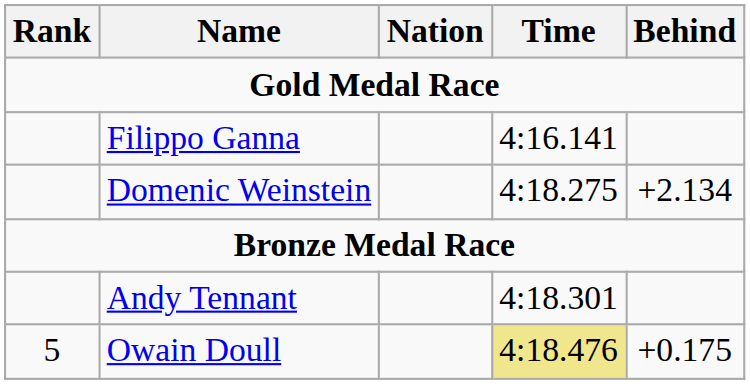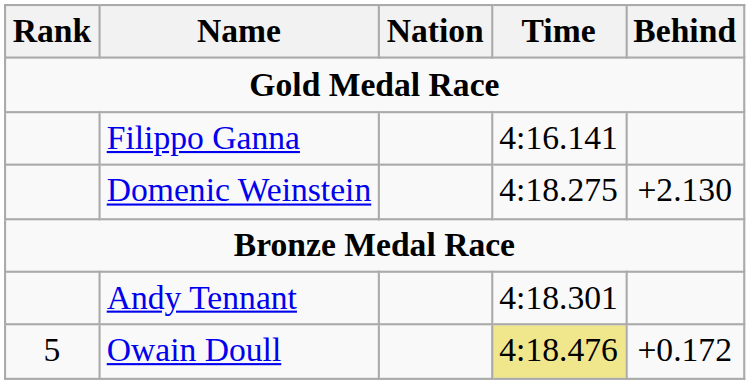(685, 191) +2.134 -> (685, 191) +2.130
(685, 350) +0.175 -> (685, 350) +0.172
